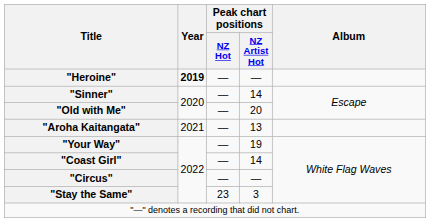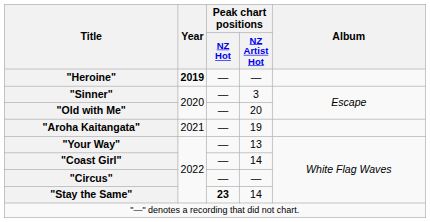(256, 94) 14 -> (256, 94) 3
(256, 127) 13 -> (256, 127) 19
(256, 144) 19 -> (256, 144) 13
(223, 194) normal -> (223, 194) bold
(256, 194) 3 -> (256, 194) 14
